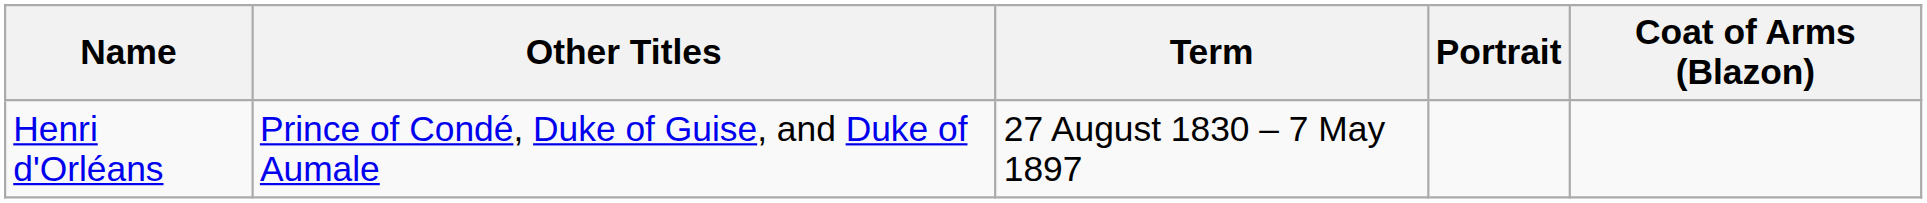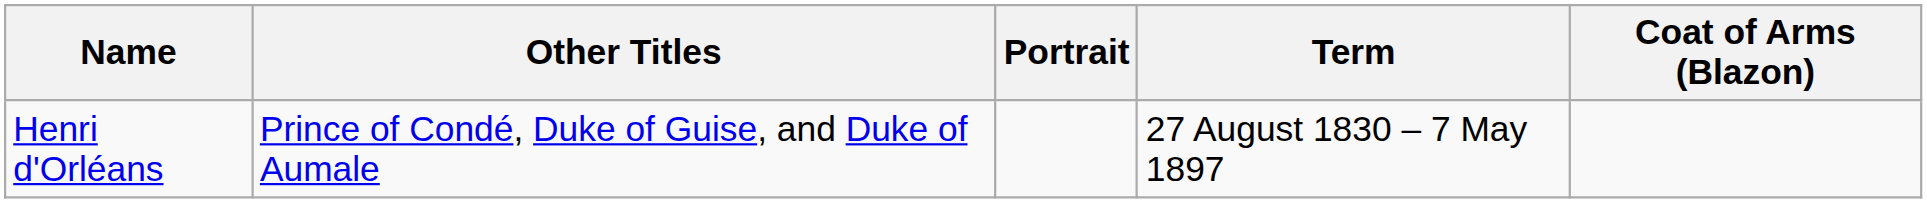columns swapped: (1499, 52) <-> (1212, 52)
